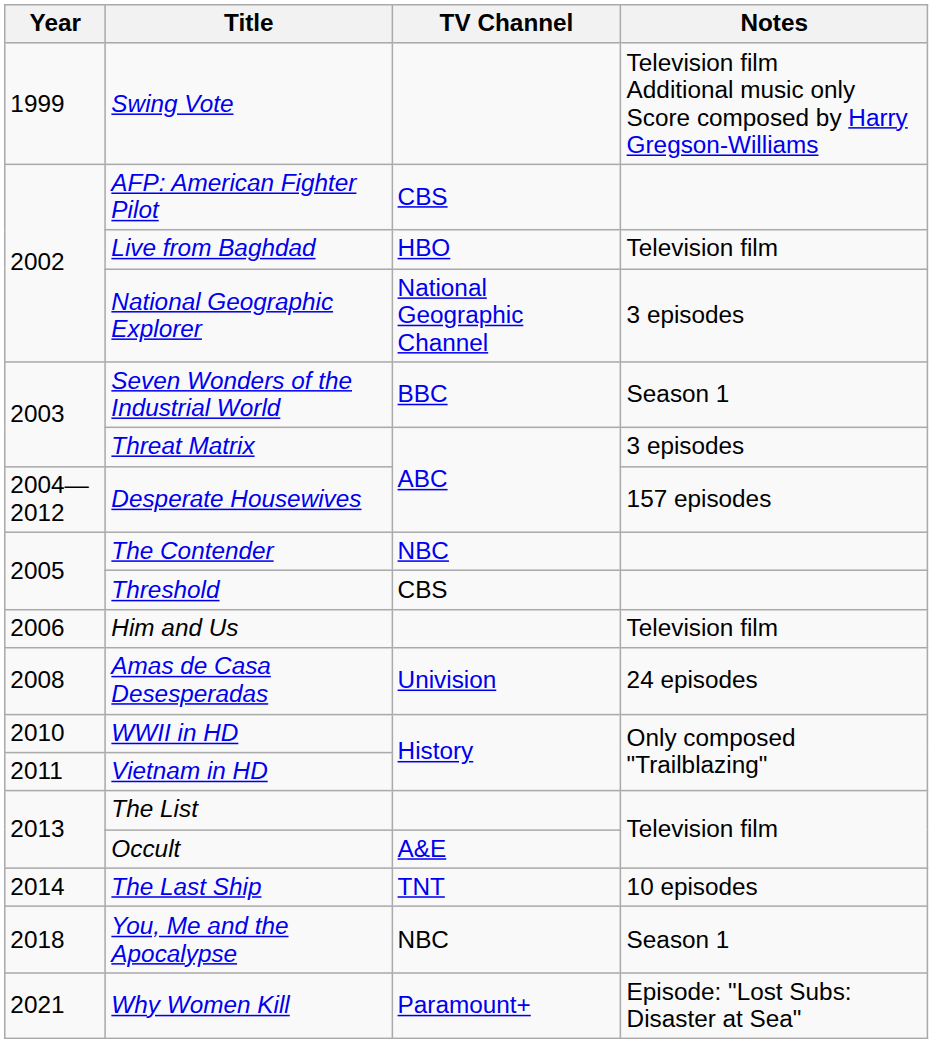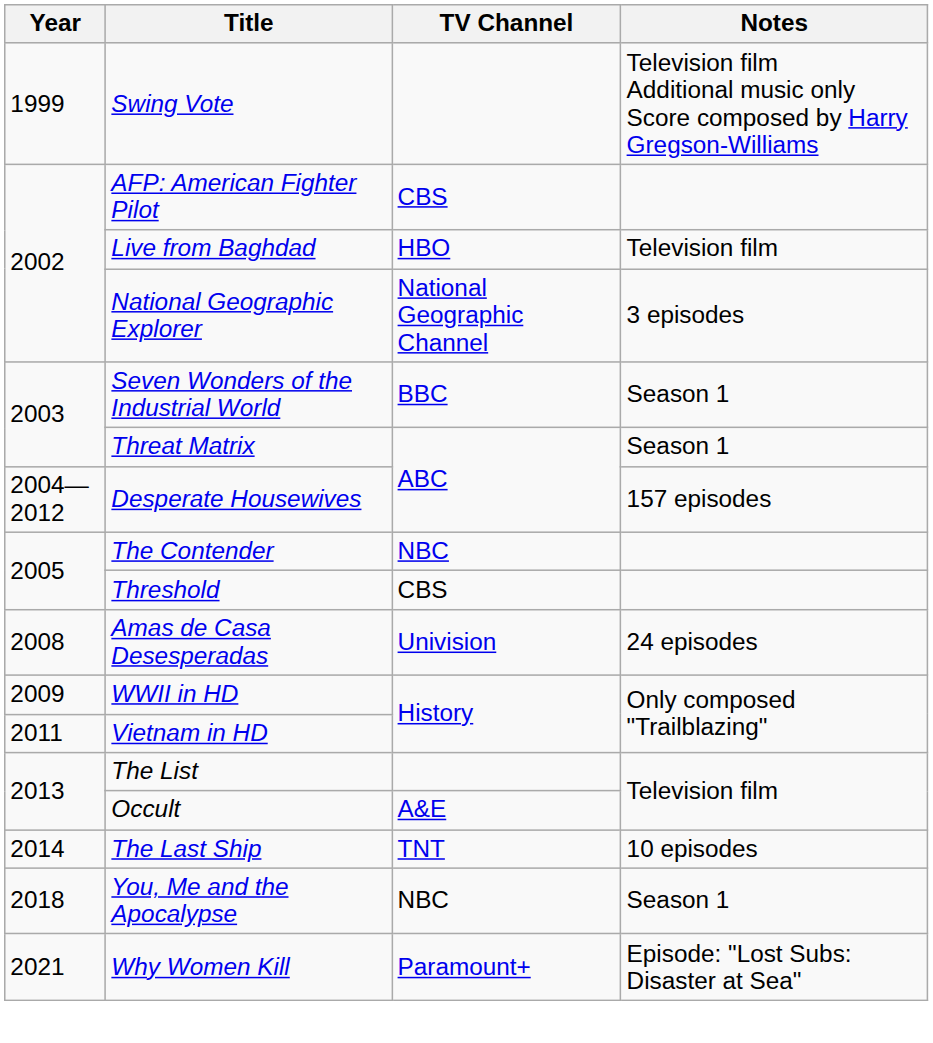(685, 446) 3 episodes -> (678, 446) Season 1
- row: (175, 628)
(37, 732) 2010 -> (37, 694) 2009
